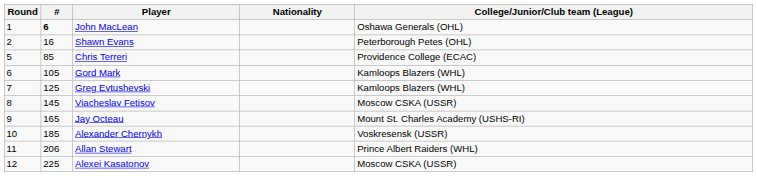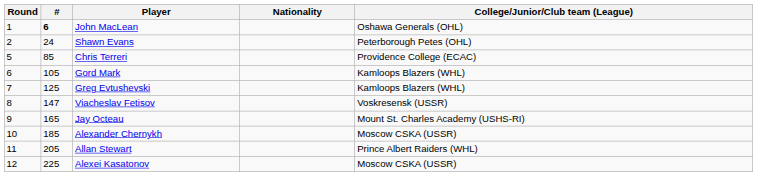(49, 42) 16 -> (49, 42) 24
(51, 103) 145 -> (51, 103) 147
(407, 103) Moscow CSKA (USSR) -> (402, 103) Voskresensk (USSR)
(402, 133) Voskresensk (USSR) -> (407, 133) Moscow CSKA (USSR)
(51, 149) 206 -> (51, 149) 205
